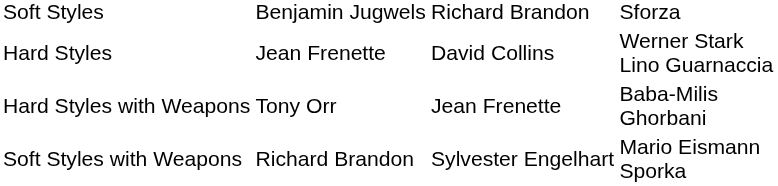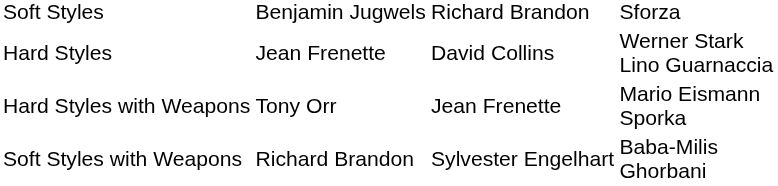(669, 106) Baba-Milis Ghorbani -> (690, 106) Mario Eismann Sporka
(690, 159) Mario Eismann Sporka -> (669, 159) Baba-Milis Ghorbani
